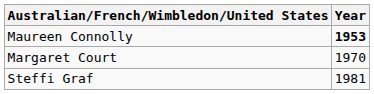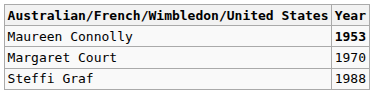(350, 79) 1981 -> (350, 79) 1988
